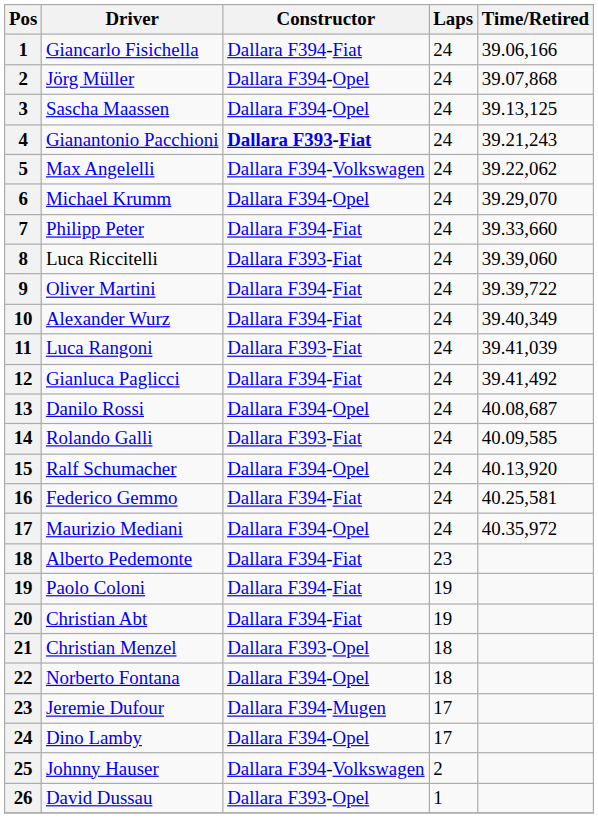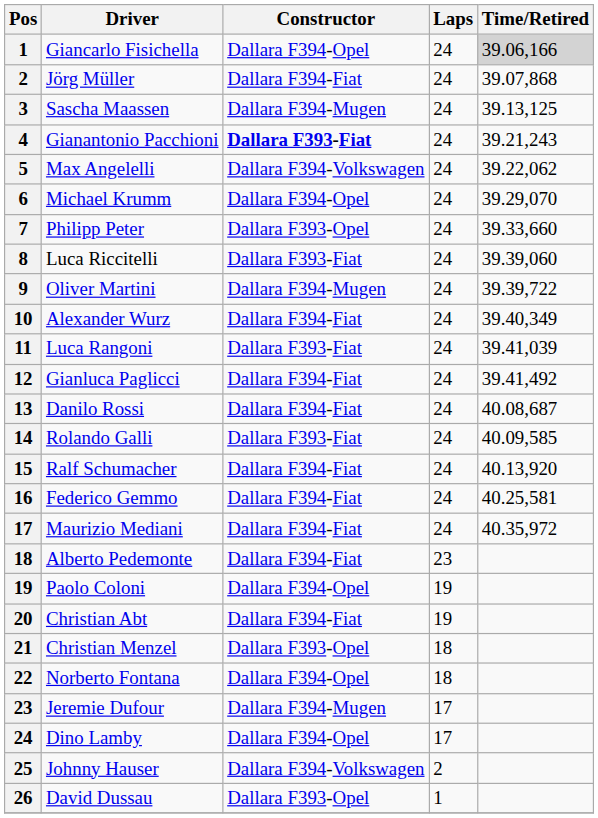(295, 49) Dallara F394-Fiat -> (298, 49) Dallara F394-Opel
(520, 49) no background -> (520, 49) lightgrey background
(298, 79) Dallara F394-Opel -> (295, 79) Dallara F394-Fiat
(298, 109) Dallara F394-Opel -> (307, 109) Dallara F394-Mugen
(295, 229) Dallara F394-Fiat -> (298, 229) Dallara F393-Opel
(295, 288) Dallara F394-Fiat -> (307, 288) Dallara F394-Mugen
(298, 408) Dallara F394-Opel -> (295, 408) Dallara F394-Fiat
(298, 468) Dallara F394-Opel -> (295, 468) Dallara F394-Fiat
(298, 528) Dallara F394-Opel -> (295, 528) Dallara F394-Fiat
(295, 588) Dallara F394-Fiat -> (298, 588) Dallara F394-Opel
